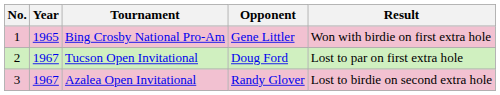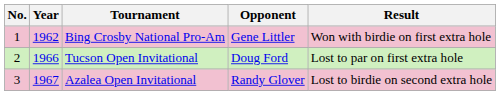(46, 37) 1965 -> (46, 37) 1962
(46, 58) 1967 -> (46, 58) 1966
